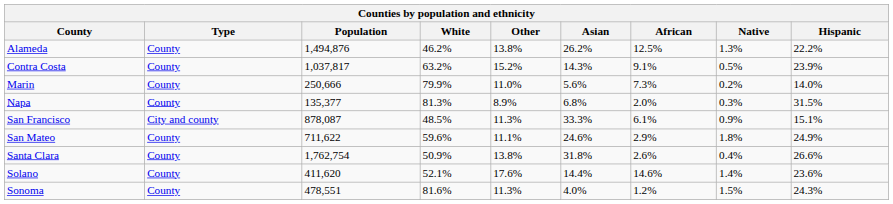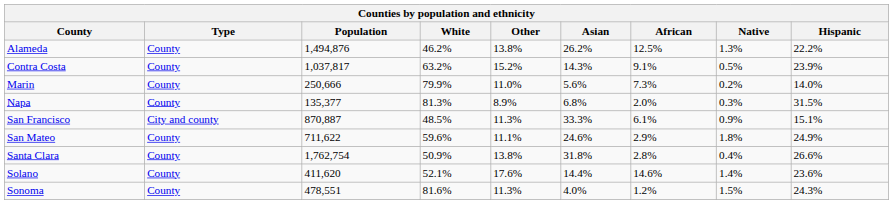(323, 119) 878,087 -> (323, 119) 870,887
(645, 155) 2.6% -> (645, 155) 2.8%
